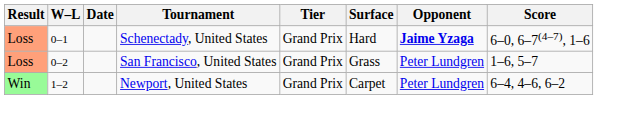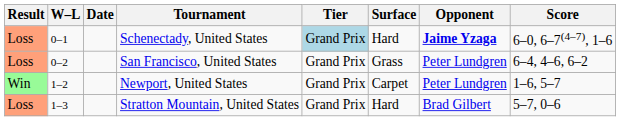(313, 38) no background -> (335, 38) lightblue background
(514, 62) 1–6, 5–7 -> (550, 62) 6–4, 4–6, 6–2
(528, 83) 6–4, 4–6, 6–2 -> (537, 83) 1–6, 5–7
+ row: (210, 105)
